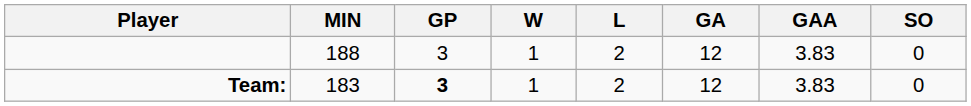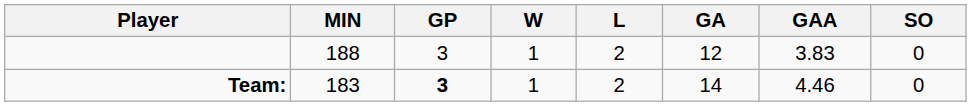(711, 85) 12 -> (711, 85) 14
(815, 85) 3.83 -> (815, 85) 4.46
